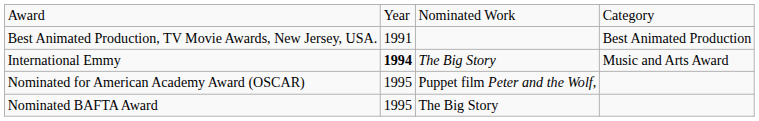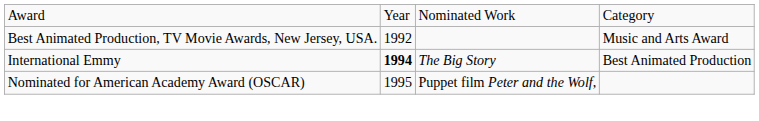(398, 37) 1991 -> (398, 37) 1992
(677, 37) Best Animated Production -> (666, 37) Music and Arts Award
(666, 60) Music and Arts Award -> (677, 60) Best Animated Production
- row: (83, 104)
